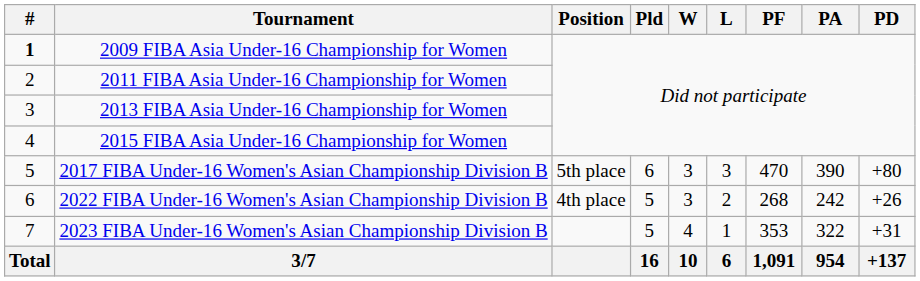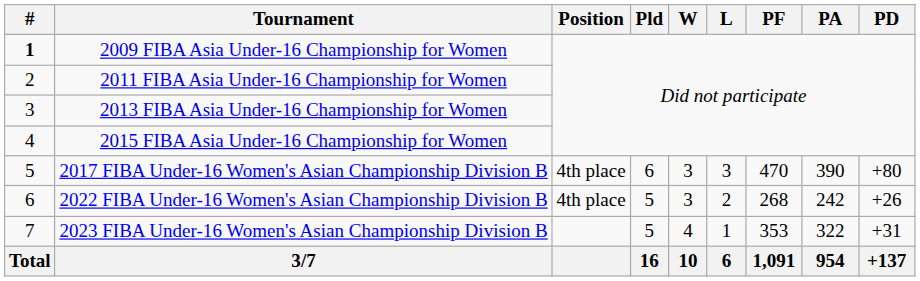(591, 170) 5th place -> (591, 170) 4th place
